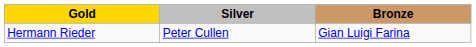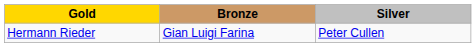columns swapped: (238, 14) <-> (393, 14)
